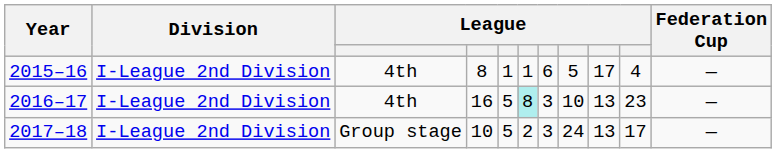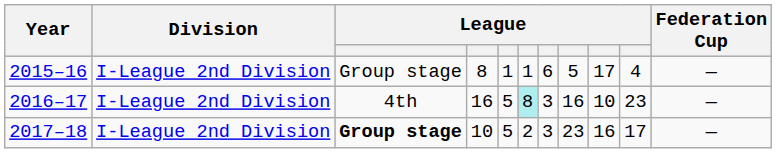(401, 72) 4th -> (401, 72) Group stage
(573, 102) 10 -> (573, 102) 16
(604, 102) 13 -> (604, 102) 10
(401, 132) normal -> (401, 132) bold
(573, 132) 24 -> (573, 132) 23
(604, 132) 13 -> (604, 132) 16
